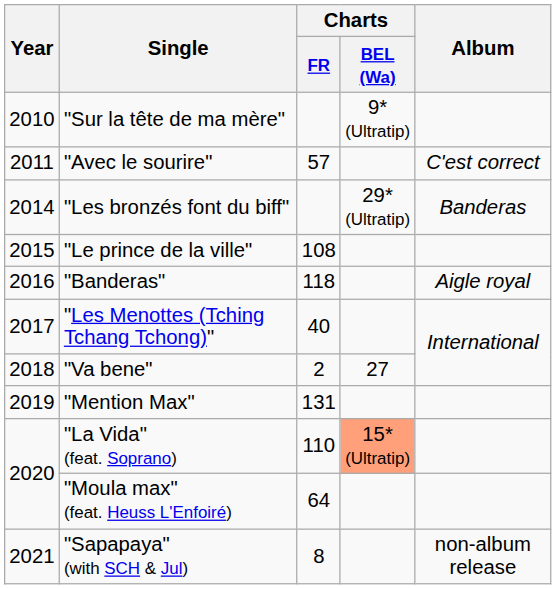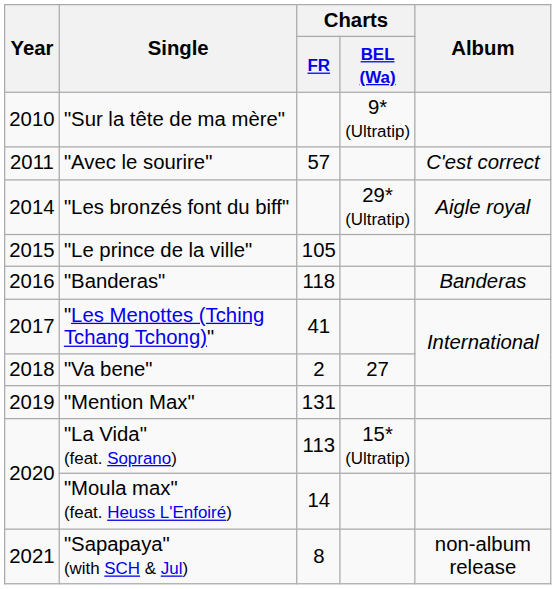(483, 206) Banderas -> (483, 206) Aigle royal
(319, 250) 108 -> (319, 250) 105
(483, 282) Aigle royal -> (483, 282) Banderas
(319, 326) 40 -> (319, 326) 41
(319, 445) 110 -> (319, 445) 113
(378, 445) lightsalmon background -> (378, 445) no background
(319, 500) 64 -> (319, 500) 14
